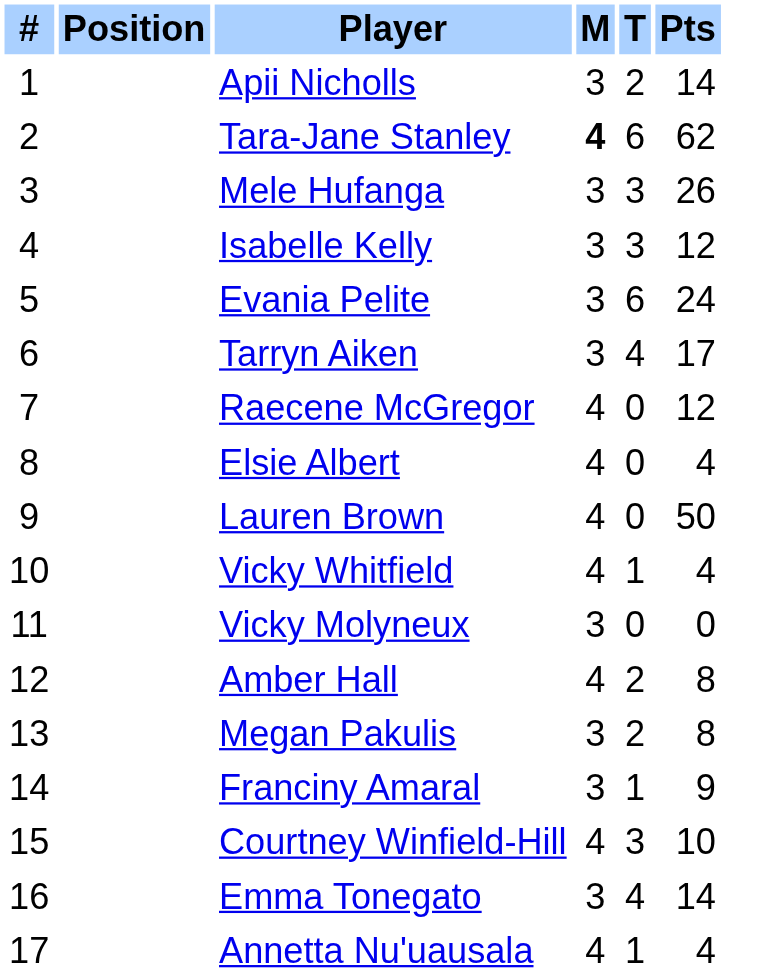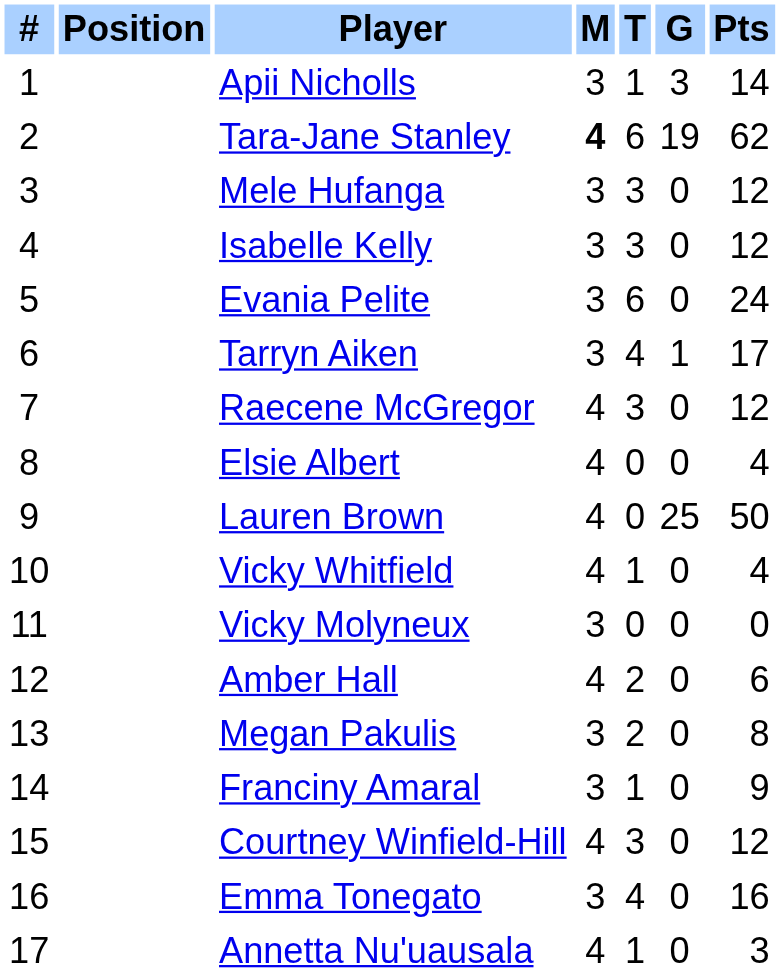+ column: (680, 28)
(635, 82) 2 -> (635, 82) 1
(696, 191) 26 -> (750, 191) 12
(635, 408) 0 -> (635, 408) 3
(706, 679) 8 -> (760, 679) 6
(696, 842) 10 -> (750, 842) 12
(696, 896) 14 -> (750, 896) 16
(706, 950) 4 -> (760, 950) 3
